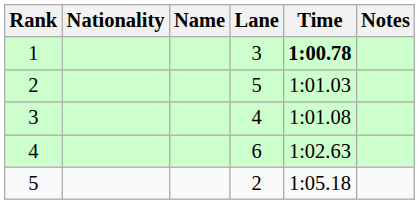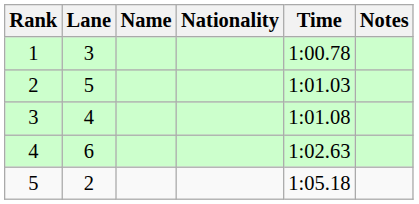columns swapped: (257, 20) <-> (116, 20)
(320, 53) bold -> (319, 53) normal
